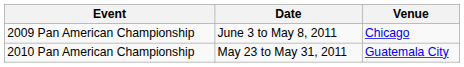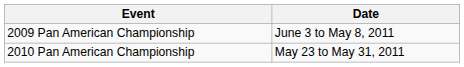- column: (411, 14)
